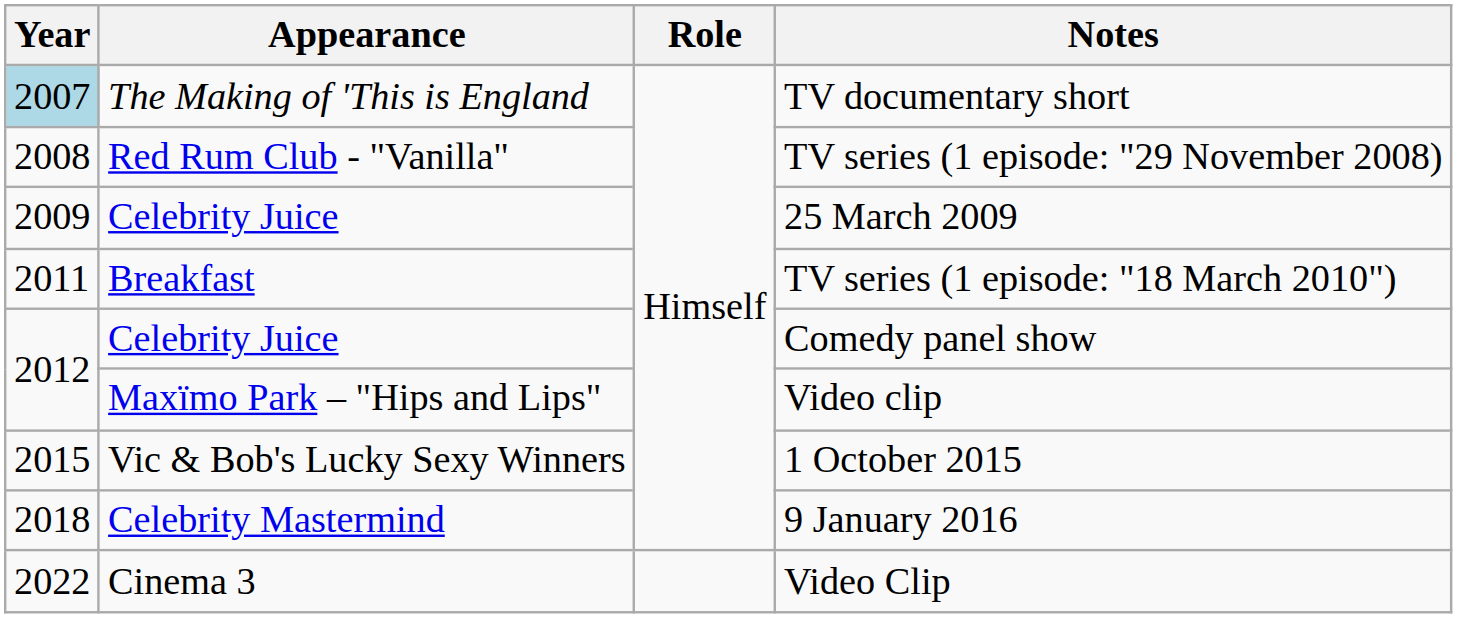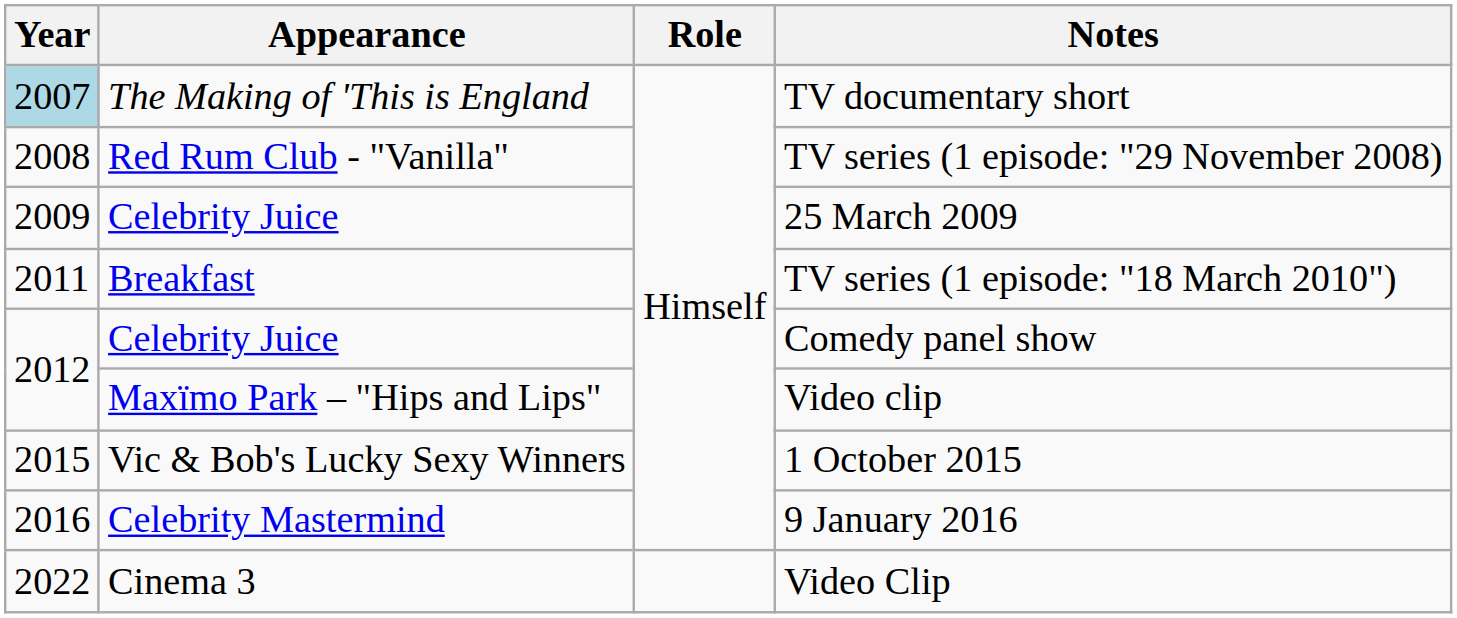(52, 519) 2018 -> (52, 519) 2016
